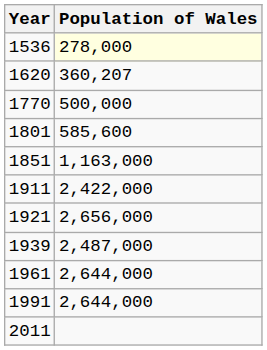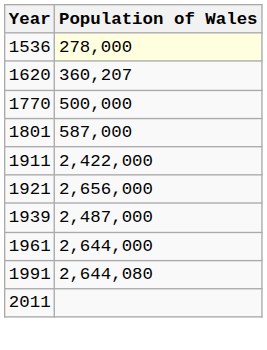(96, 132) 585,600 -> (96, 132) 587,000
- row: (30, 161)
(106, 303) 2,644,000 -> (106, 274) 2,644,080
